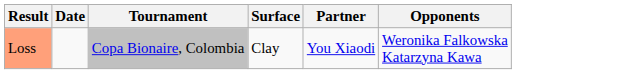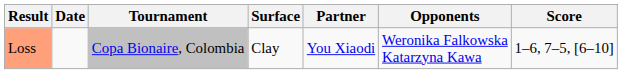+ column: (564, 16)
